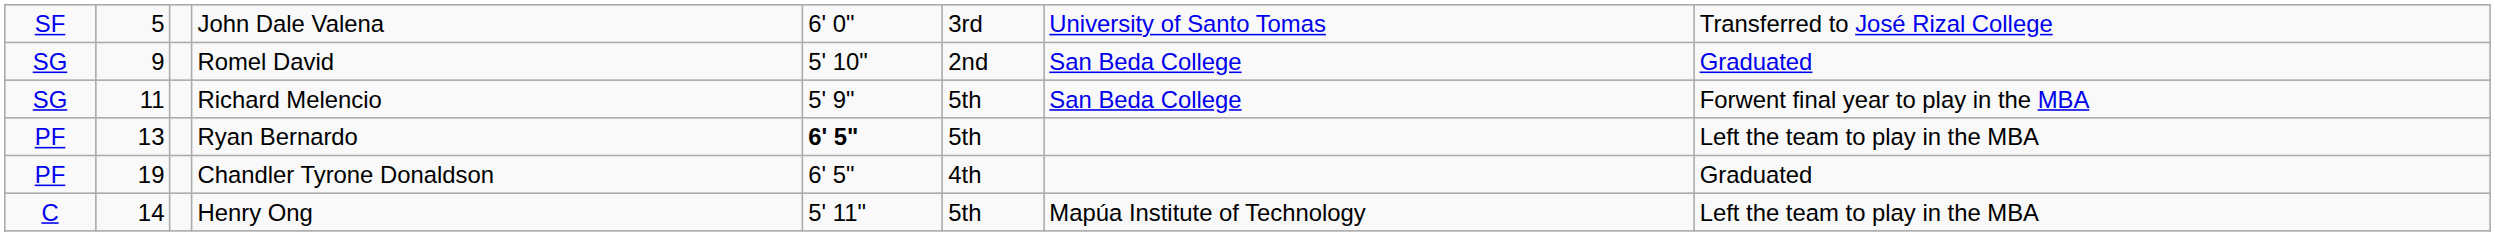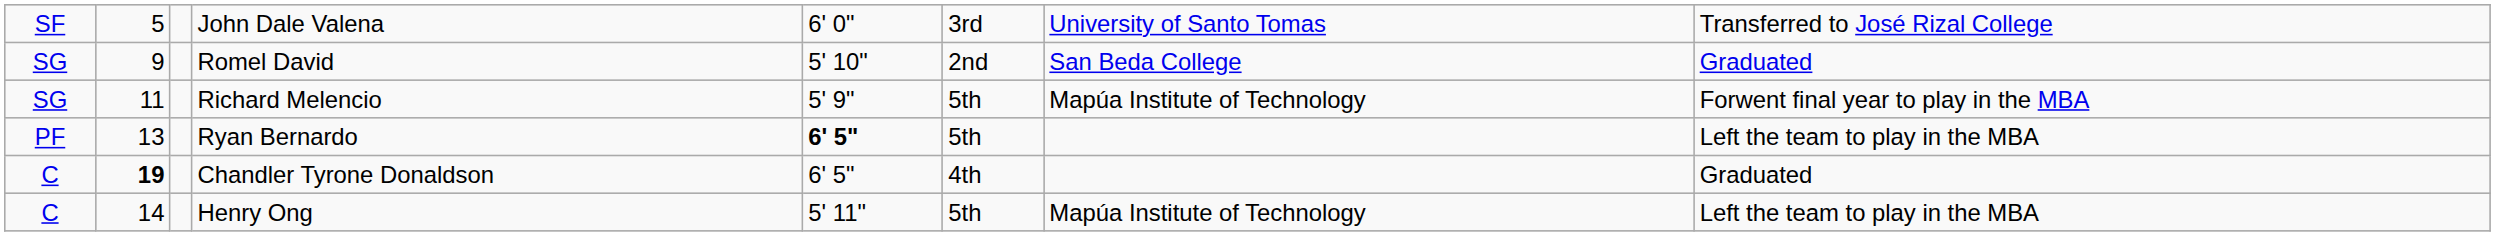(1145, 99) San Beda College -> (1208, 99) Mapúa Institute of Technology
(50, 175) PF -> (50, 175) C
(151, 175) normal -> (151, 175) bold
